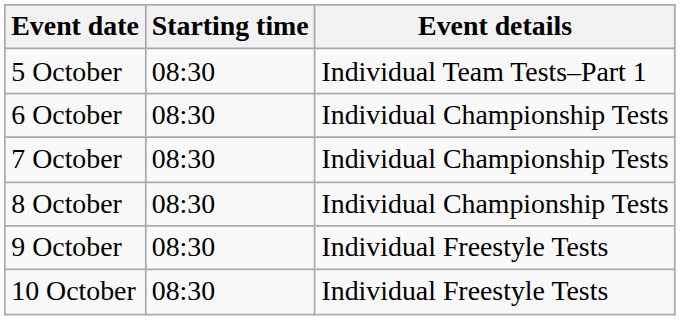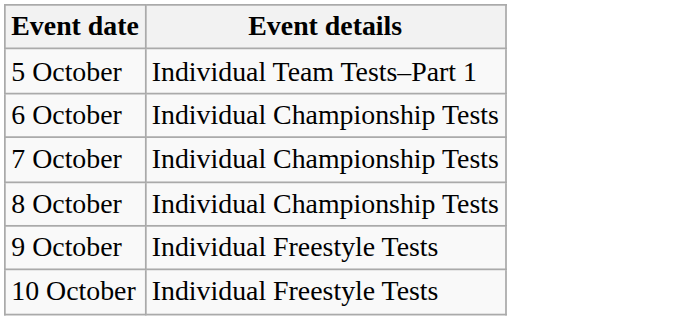- column: (230, 26)
